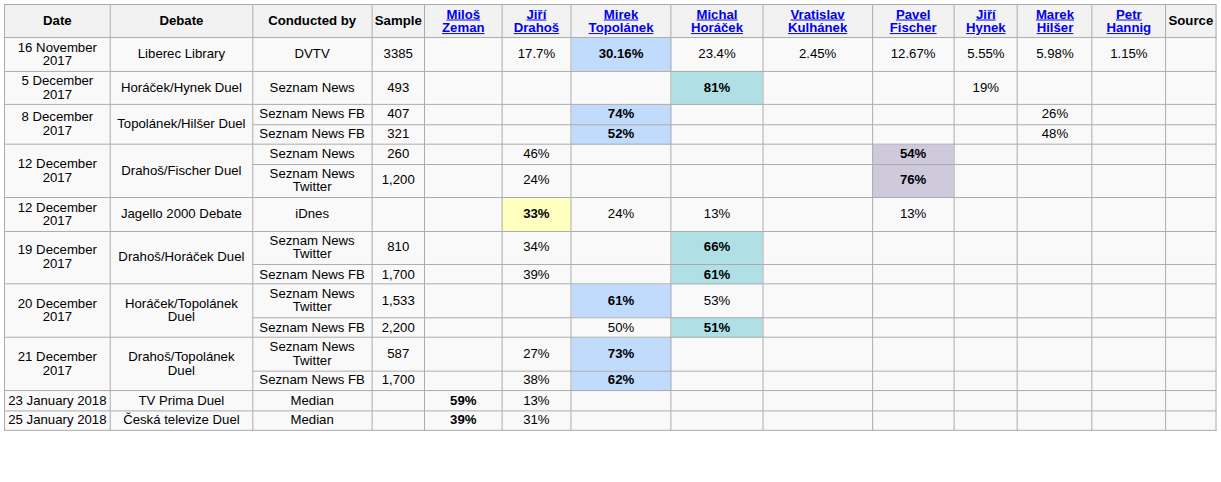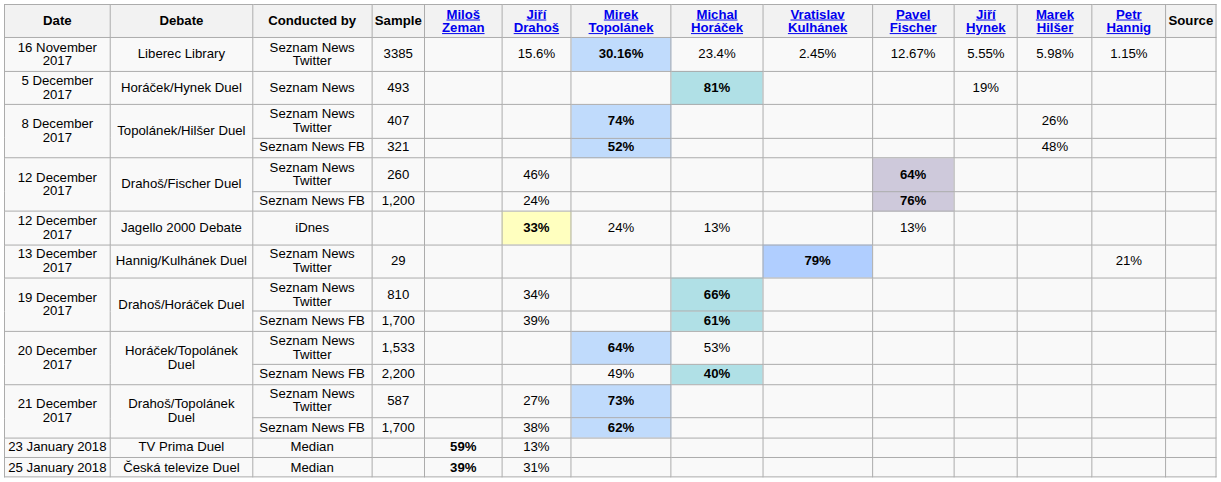(312, 54) DVTV -> (312, 54) Seznam News Twitter
(536, 54) 17.7% -> (536, 54) 15.6%
(312, 114) Seznam News FB -> (312, 121) Seznam News Twitter
(312, 153) Seznam News -> (312, 174) Seznam News Twitter
(913, 153) 54% -> (913, 174) 64%
(312, 180) Seznam News Twitter -> (312, 200) Seznam News FB
+ row: (181, 260)
(621, 300) 61% -> (621, 347) 64%
(621, 327) 50% -> (621, 374) 49%
(717, 327) 51% -> (717, 374) 40%
